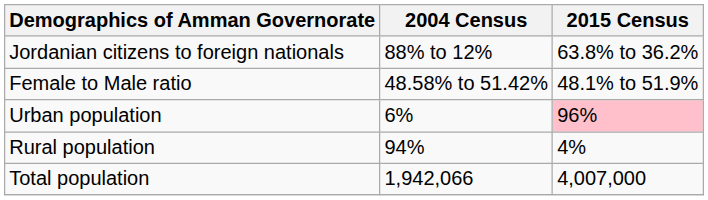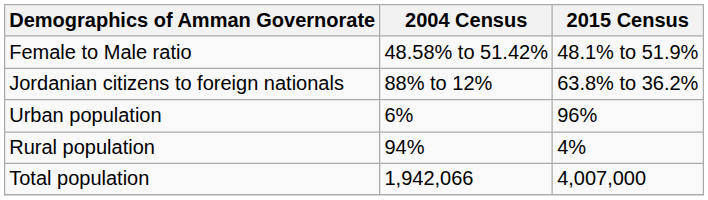rows swapped: (100, 83) <-> (177, 52)
(577, 115) pink background -> (577, 115) no background
